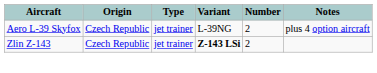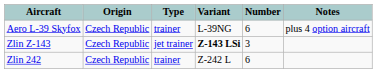(173, 28) jet trainer -> (167, 28) trainer
(248, 28) 2 -> (248, 28) 6
(248, 44) 2 -> (248, 44) 3
+ row: (24, 60)
